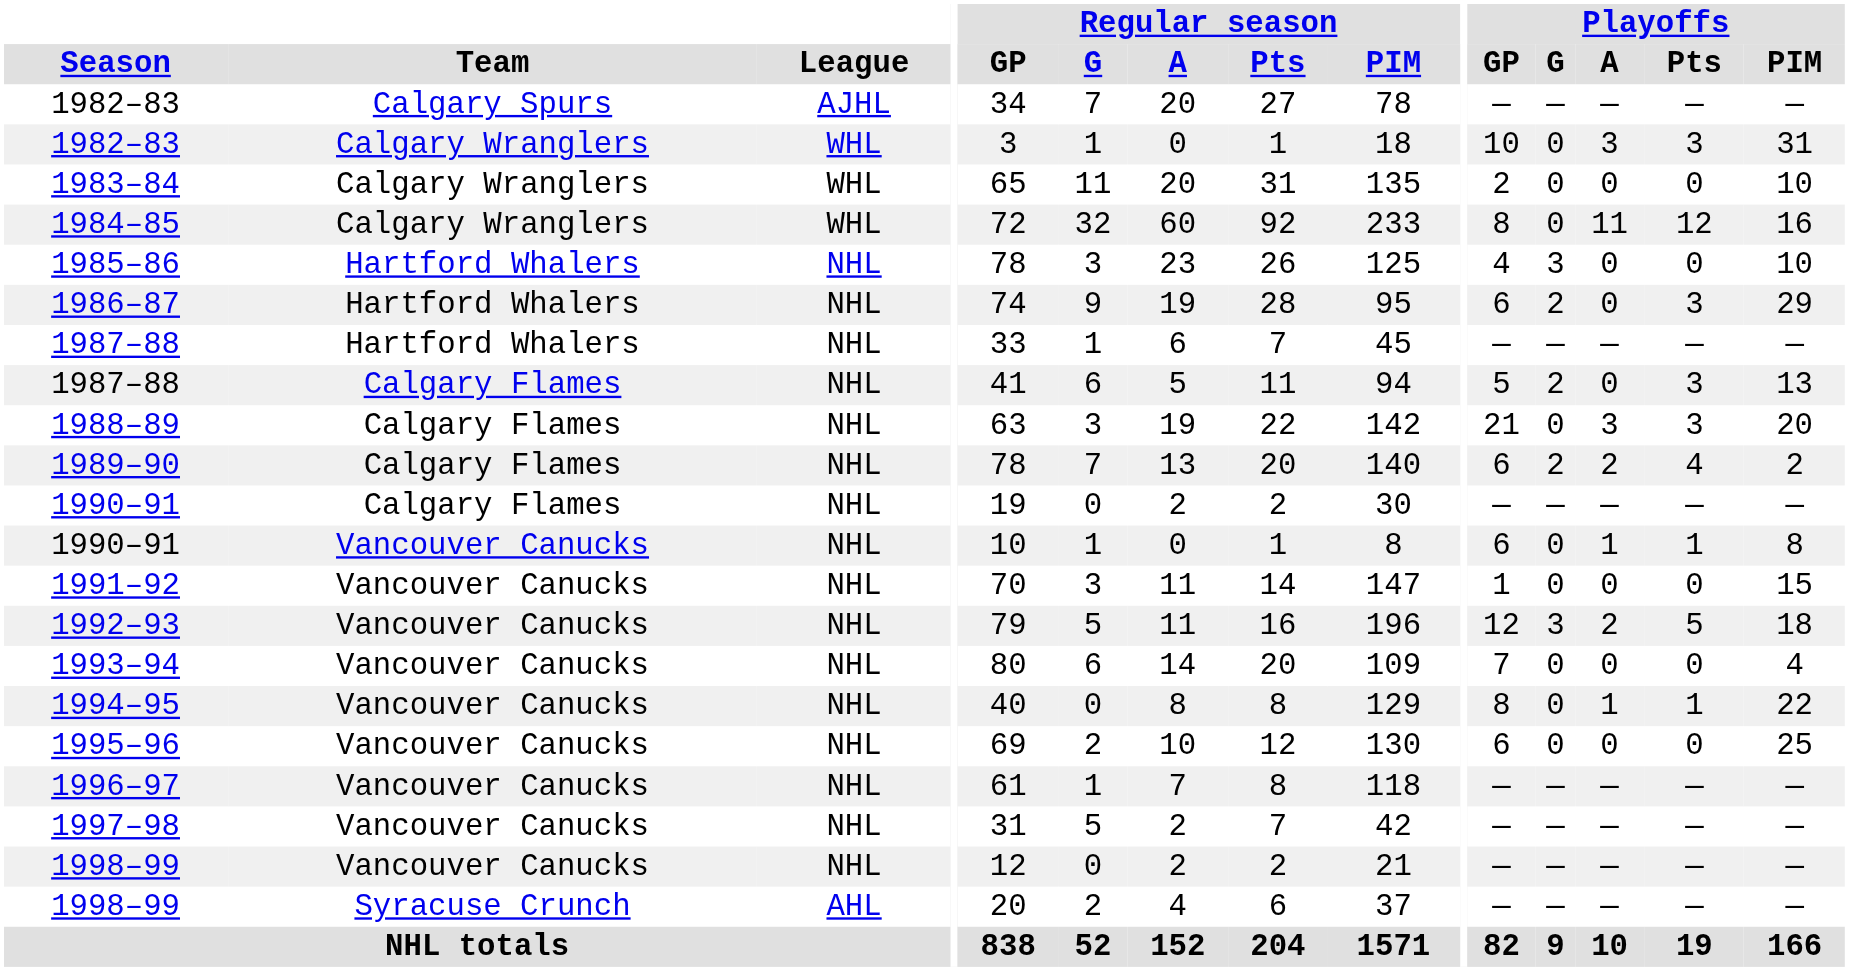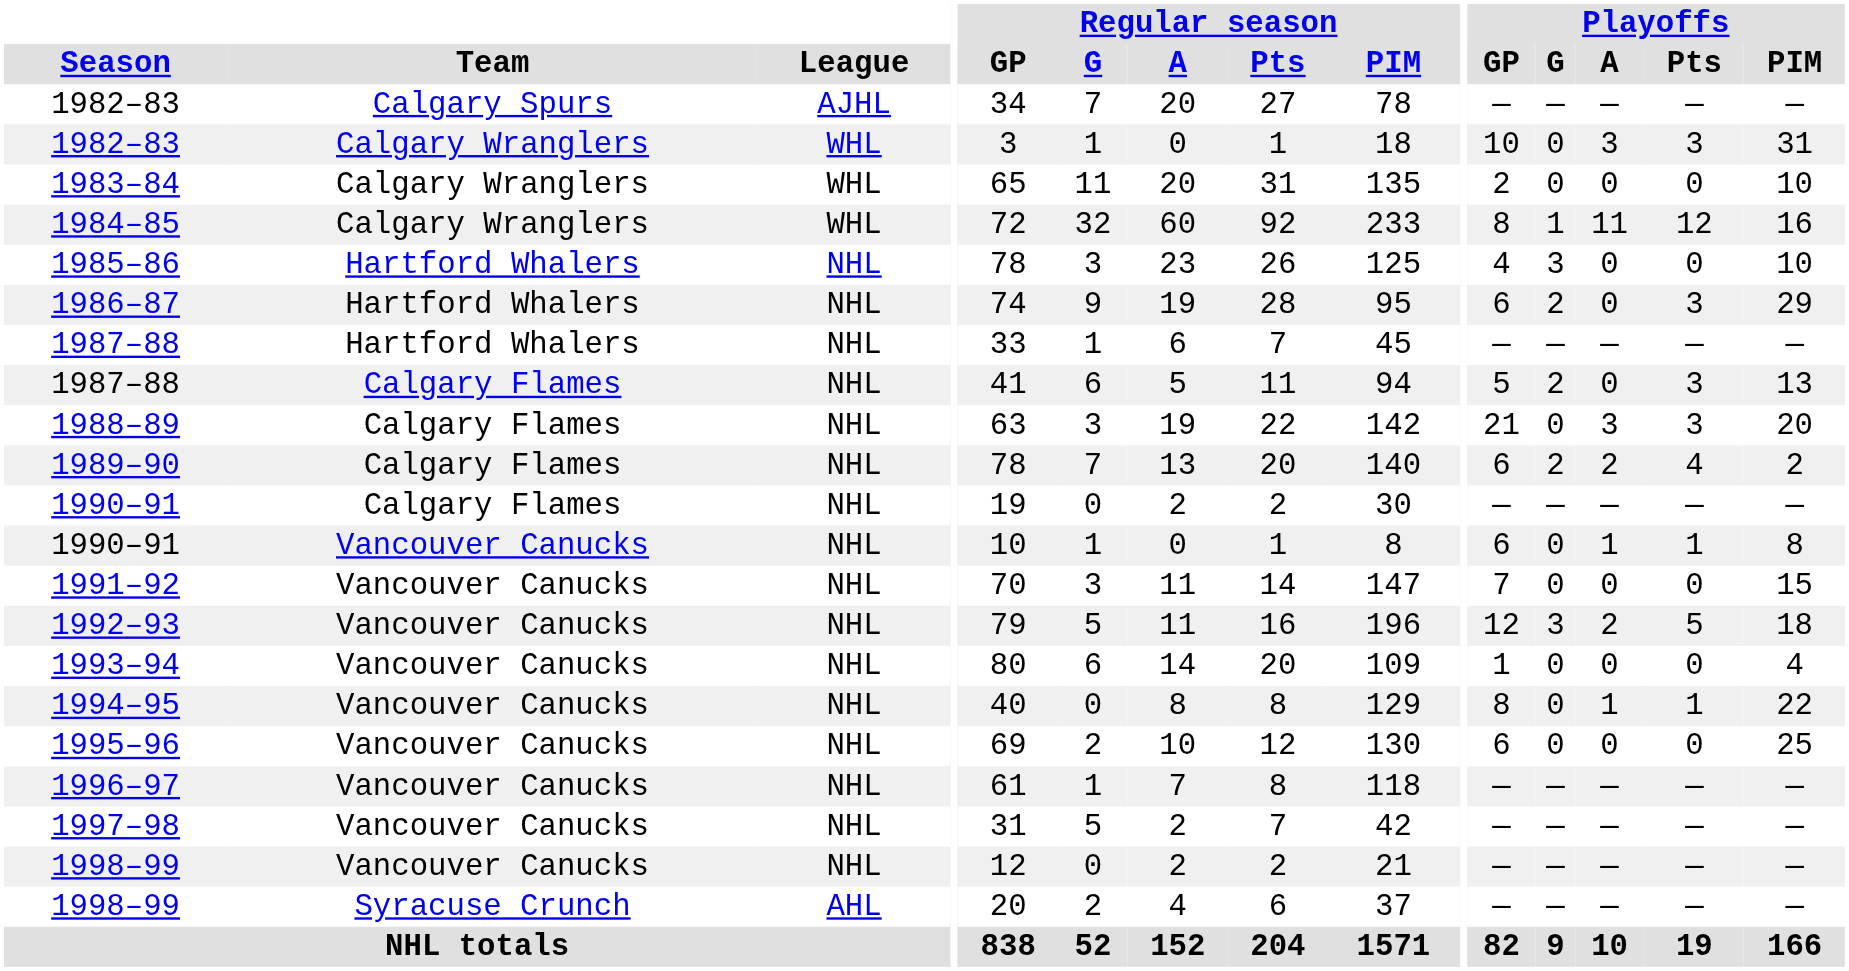(1556, 225) 0 -> (1556, 225) 1
(1501, 586) 1 -> (1501, 586) 7
(1501, 666) 7 -> (1501, 666) 1
